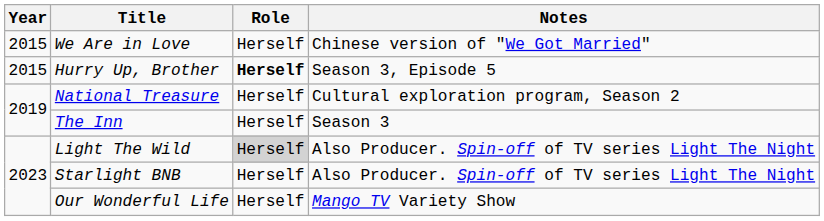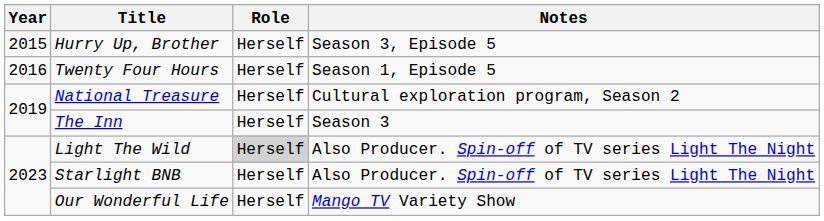- row: (123, 44)
(271, 70) bold -> (271, 44) normal
+ row: (137, 70)
